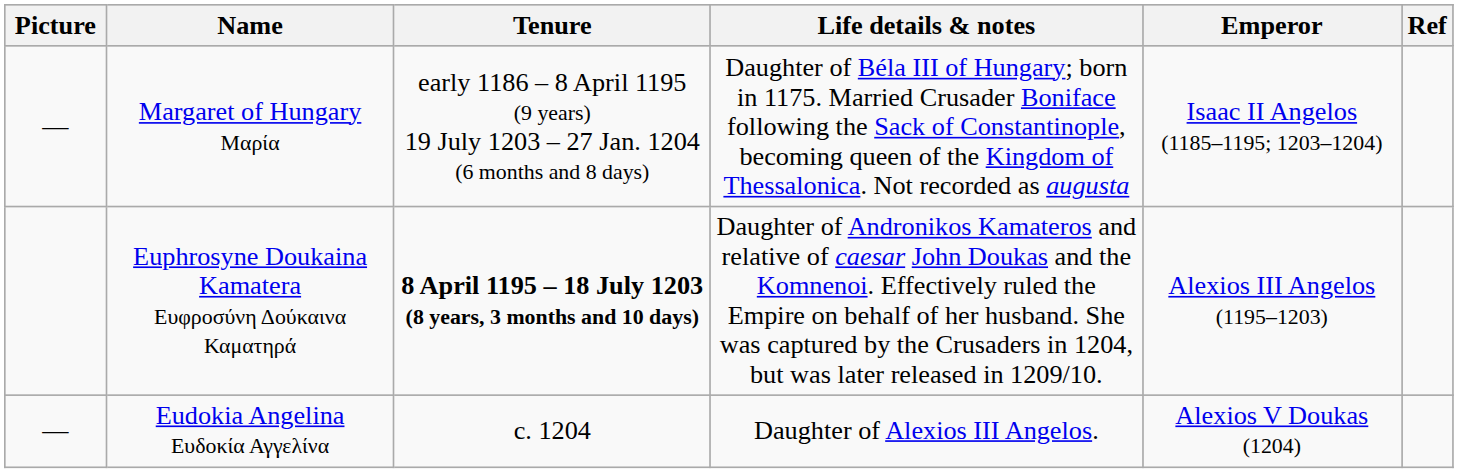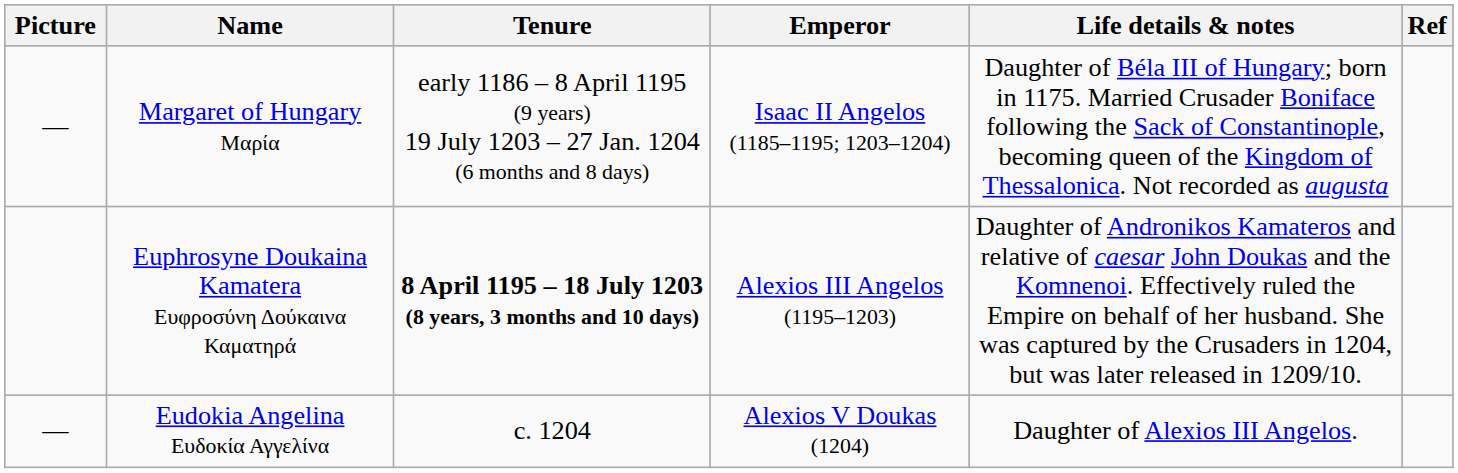columns swapped: (926, 25) <-> (1272, 25)
